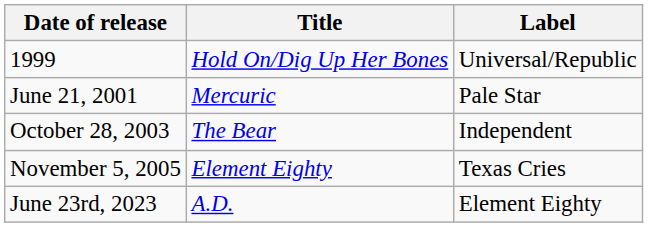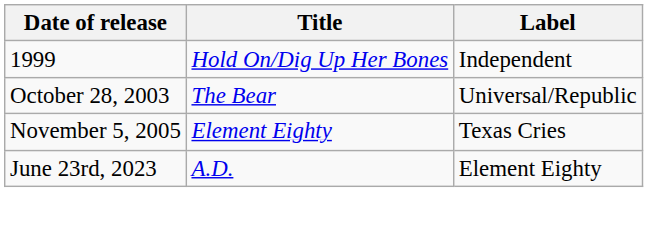(548, 58) Universal/Republic -> (515, 58) Independent
- row: (74, 95)
(515, 131) Independent -> (548, 95) Universal/Republic
